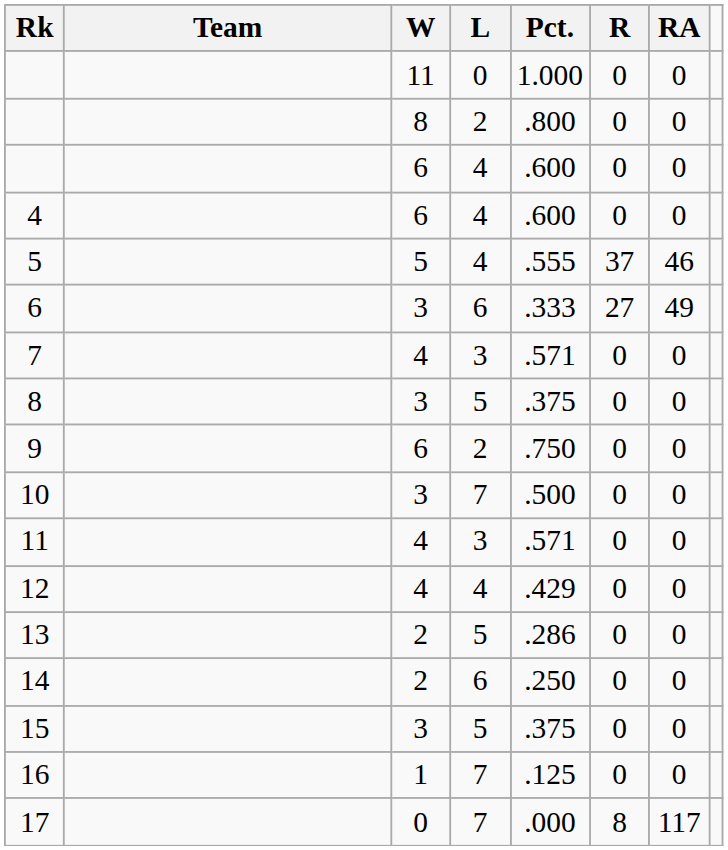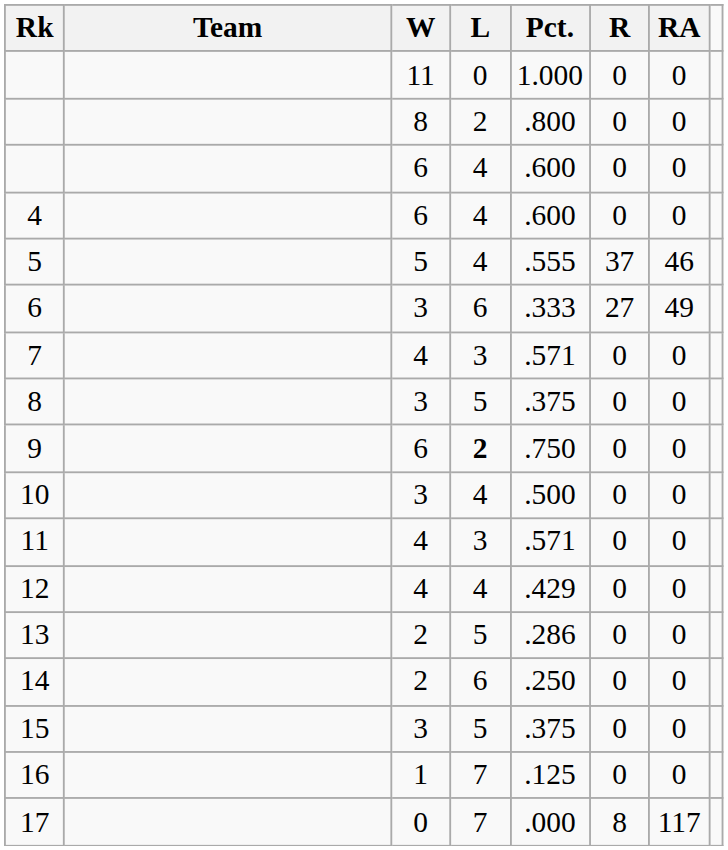(480, 448) normal -> (480, 448) bold
(480, 494) 7 -> (480, 494) 4
